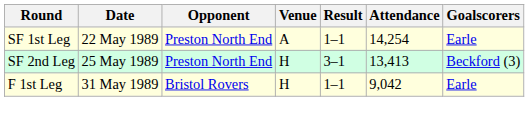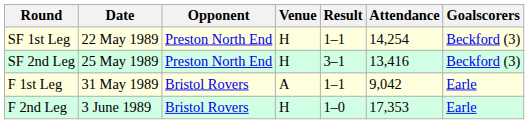(284, 38) A -> (284, 38) H
(461, 38) Earle -> (483, 38) Beckford (3)
(389, 61) 13,413 -> (389, 61) 13,416
(284, 84) H -> (284, 84) A
+ row: (37, 107)
